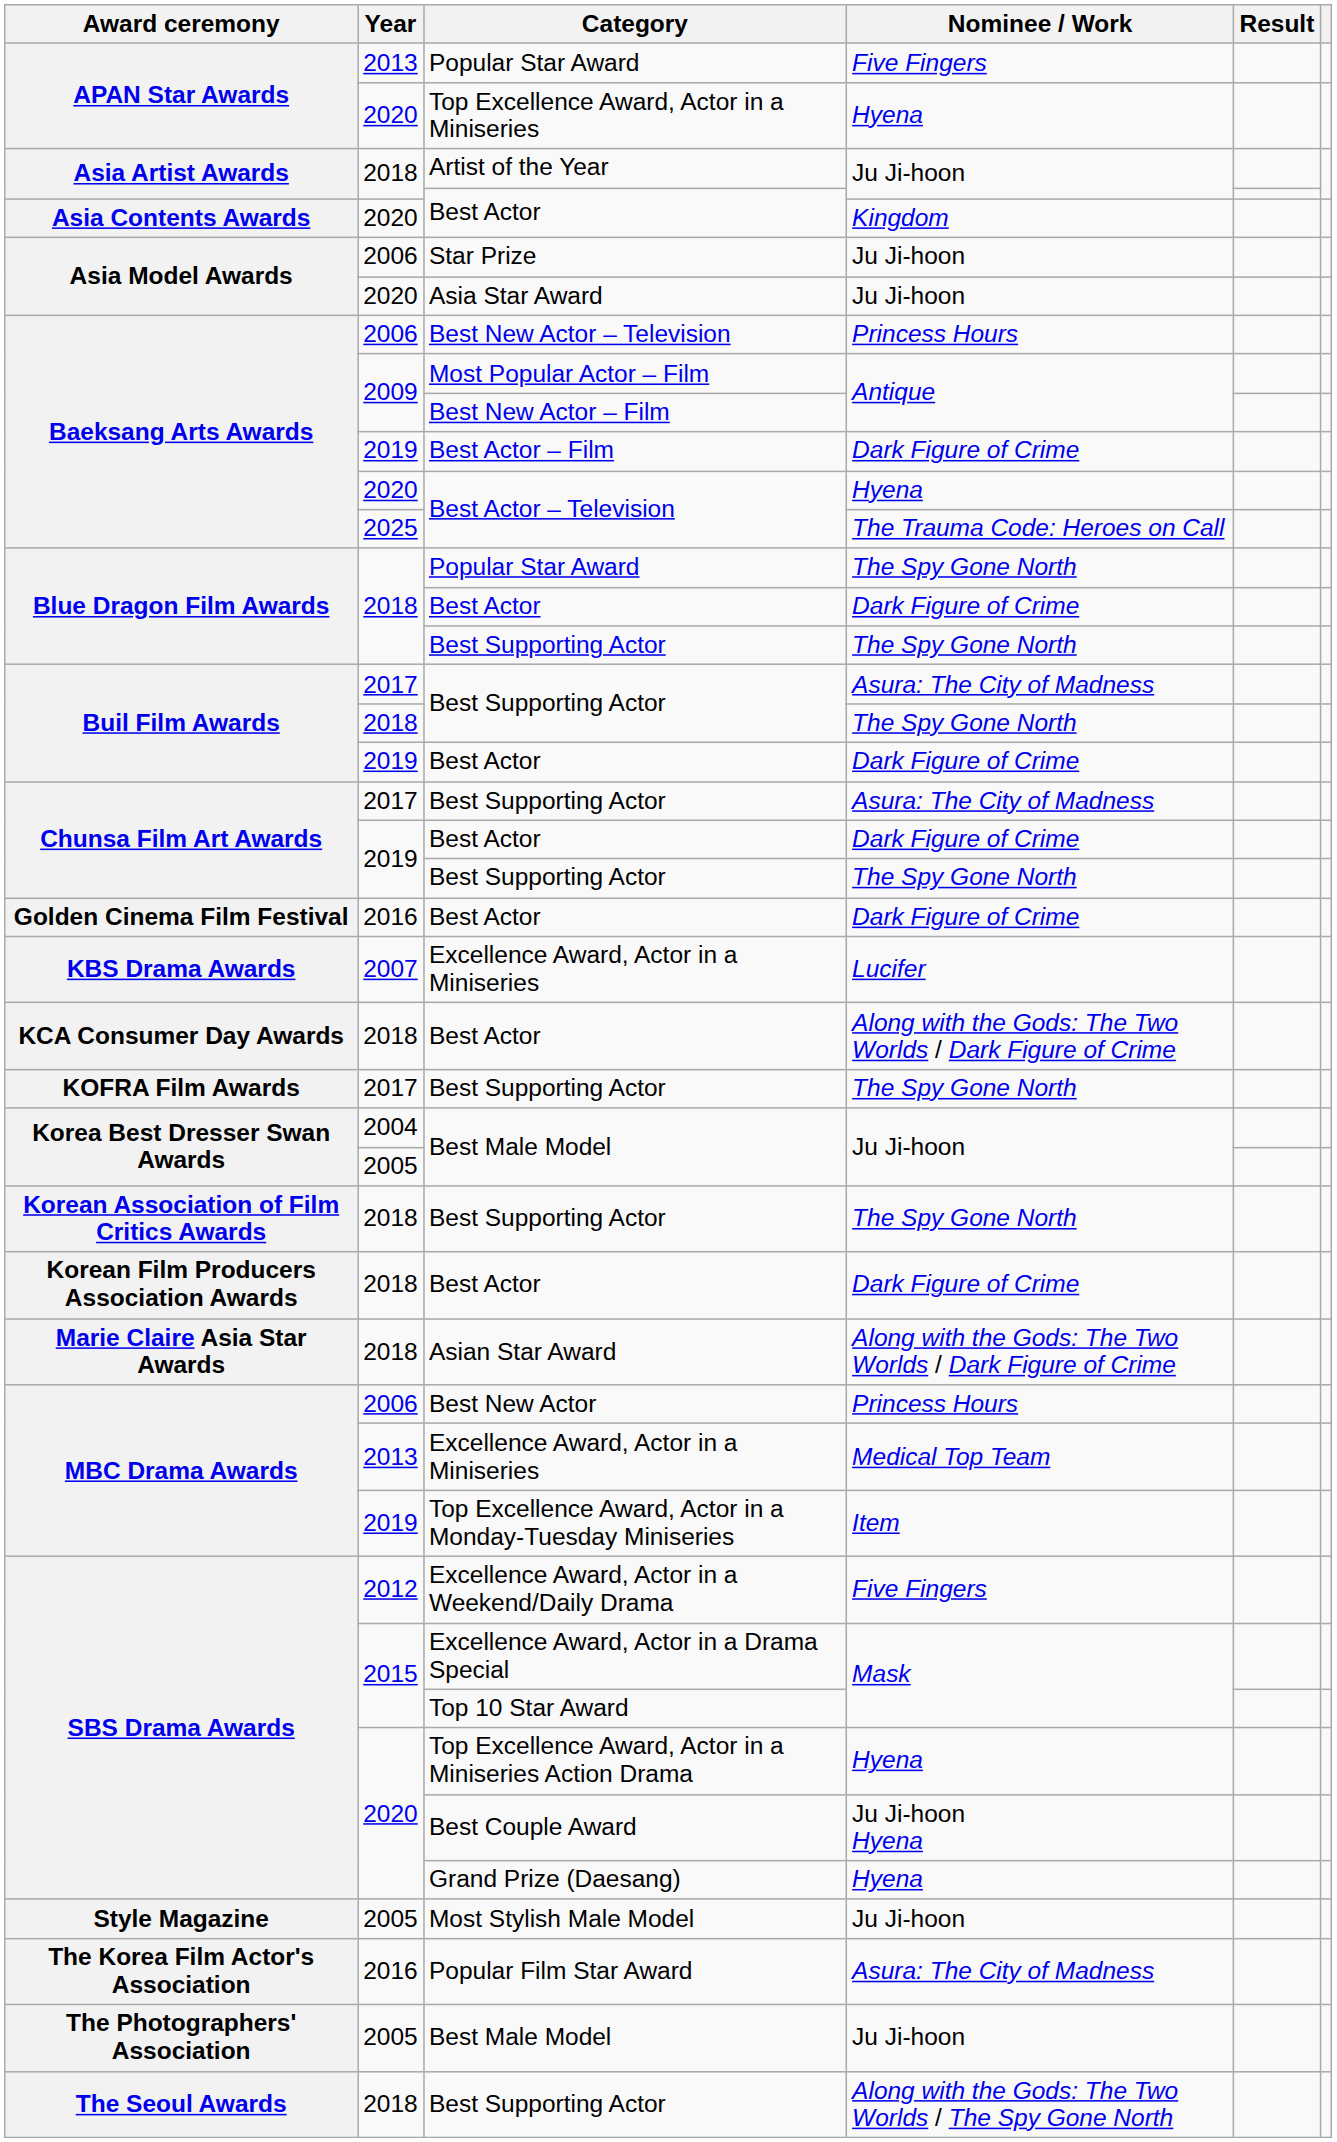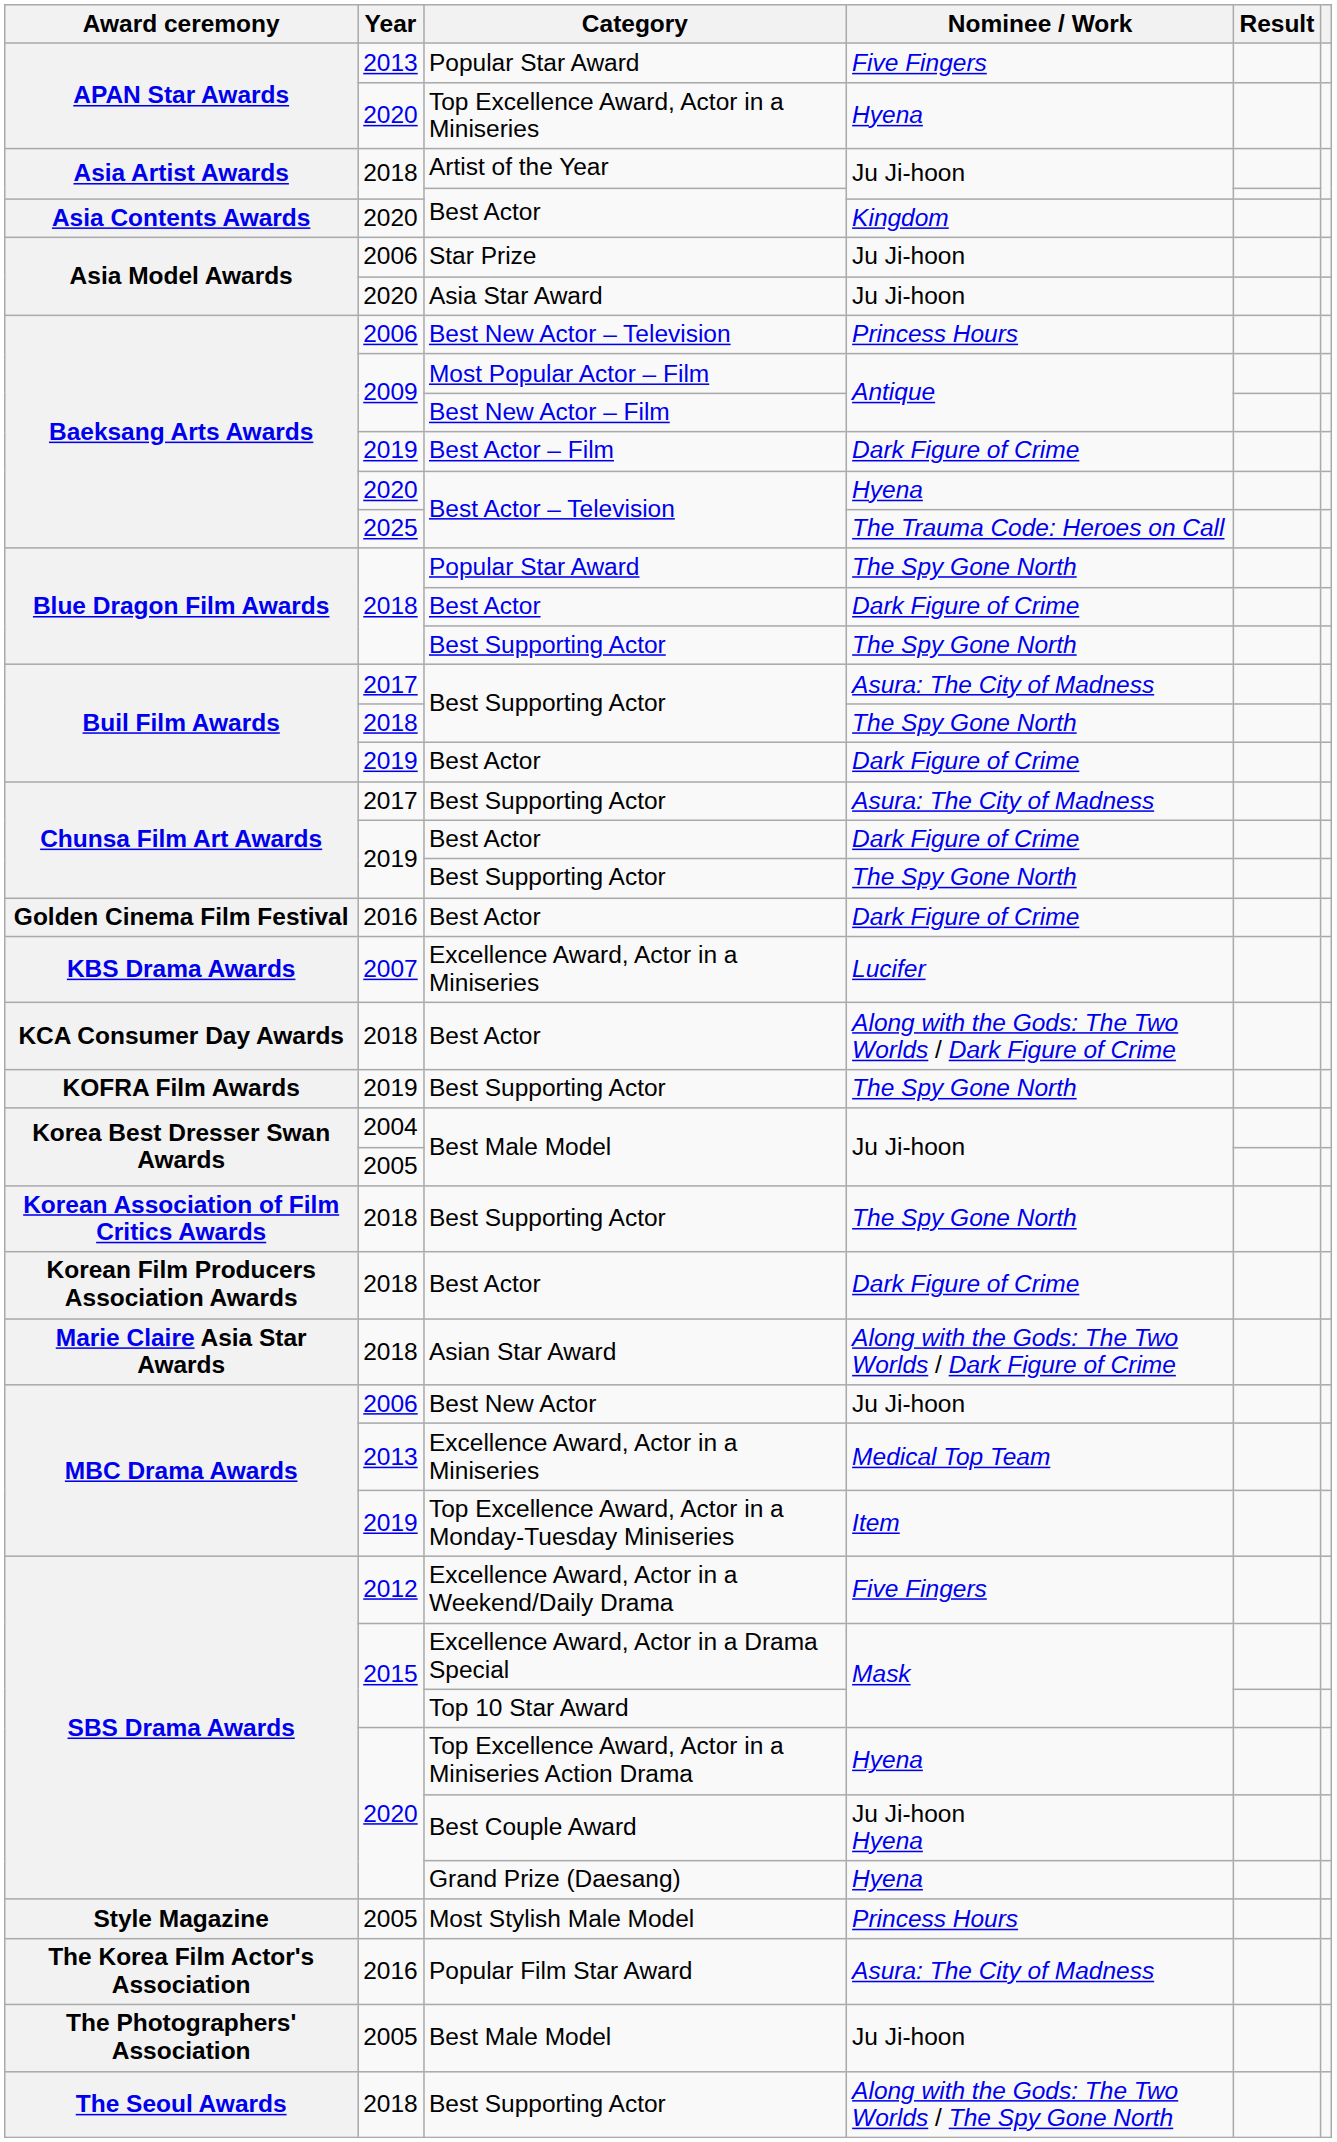(390, 1088) 2017 -> (390, 1088) 2019
(935, 1403) Princess Hours -> (909, 1403) Ju Ji-hoon
(909, 1918) Ju Ji-hoon -> (935, 1918) Princess Hours
